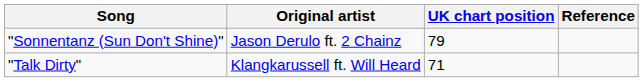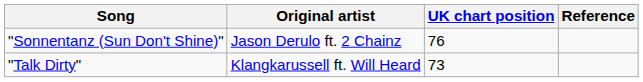(436, 40) 79 -> (436, 40) 76
(436, 64) 71 -> (436, 64) 73
